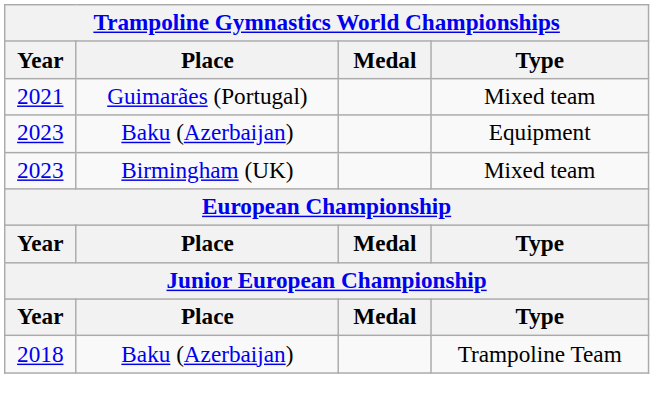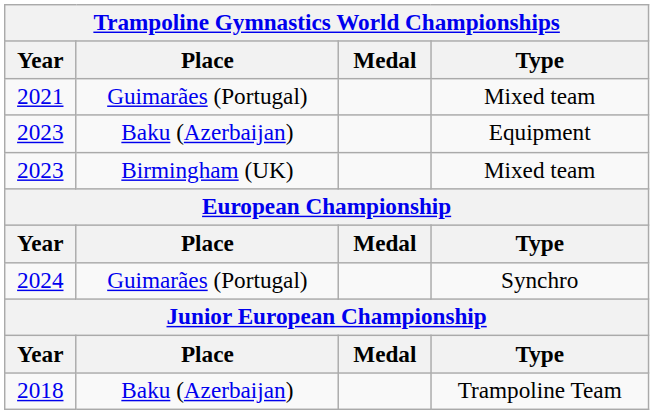+ row: (40, 280)
